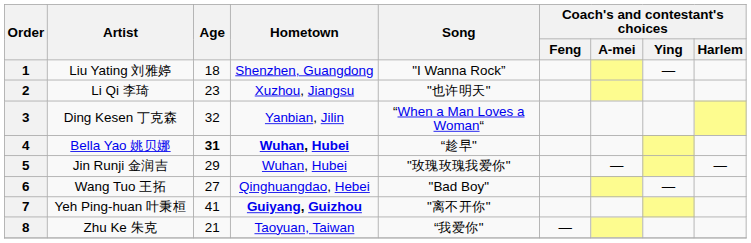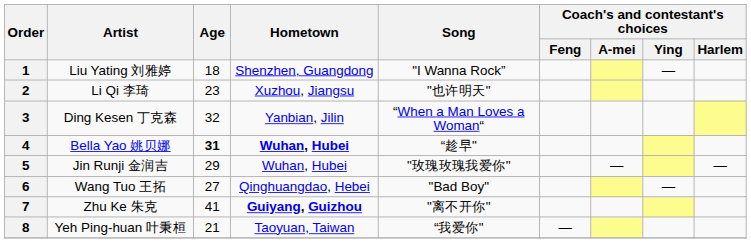(120, 207) Yeh Ping-huan 叶秉桓 -> (120, 207) Zhu Ke 朱克
(120, 227) Zhu Ke 朱克 -> (120, 227) Yeh Ping-huan 叶秉桓
